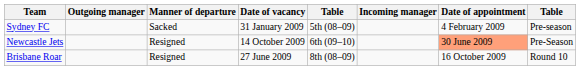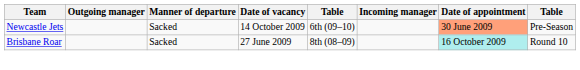- row: (28, 27)
(167, 42) Resigned -> (163, 27) Sacked
(167, 57) Resigned -> (163, 42) Sacked
(473, 57) no background -> (473, 42) paleturquoise background
